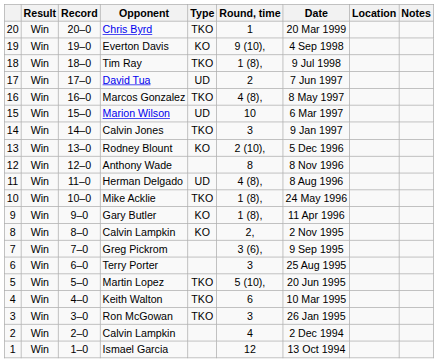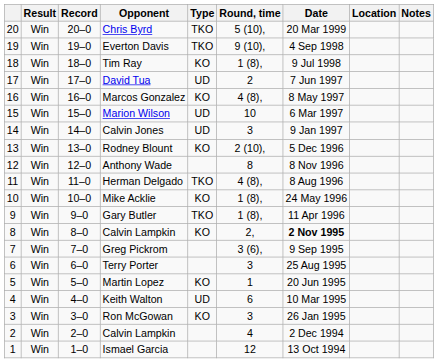(250, 30) 1 -> (250, 30) 5 (10),
(202, 47) KO -> (202, 47) TKO
(202, 63) TKO -> (202, 63) KO
(202, 97) TKO -> (202, 97) KO
(202, 131) TKO -> (202, 131) UD
(202, 181) UD -> (202, 181) TKO
(202, 198) TKO -> (202, 198) KO
(202, 215) KO -> (202, 215) TKO
(316, 232) normal -> (316, 232) bold
(202, 282) TKO -> (202, 282) KO
(250, 282) 5 (10), -> (250, 282) 1
(202, 299) TKO -> (202, 299) UD
(202, 316) TKO -> (202, 316) KO
